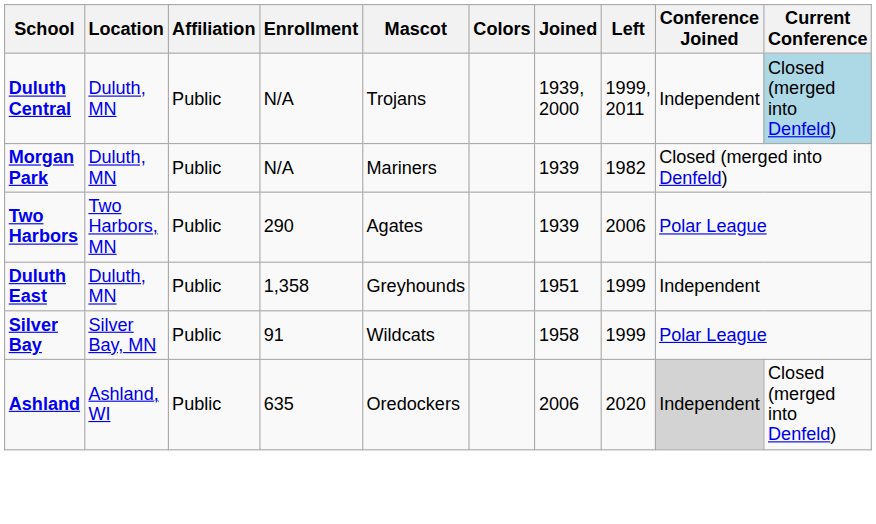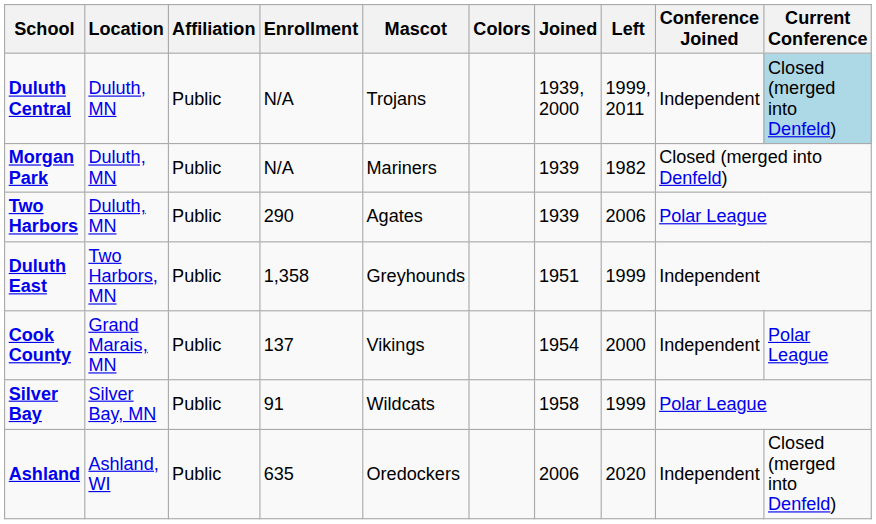(123, 226) Two Harbors, MN -> (117, 216) Duluth, MN
(117, 286) Duluth, MN -> (123, 275) Two Harbors, MN
+ row: (40, 345)
(709, 404) lightgrey background -> (709, 473) no background
